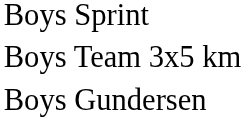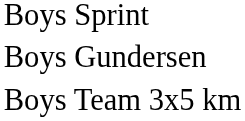rows swapped: (105, 99) <-> (122, 57)
